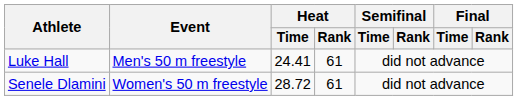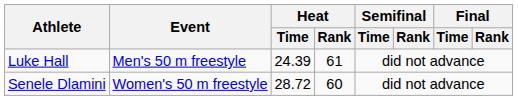(293, 61) 24.41 -> (293, 61) 24.39
(334, 84) 61 -> (334, 84) 60
